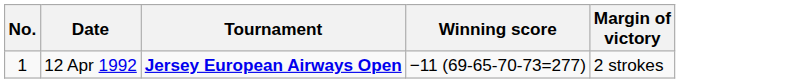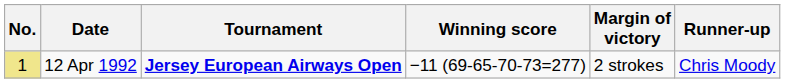+ column: (727, 28)
(22, 65) no background -> (22, 65) khaki background
